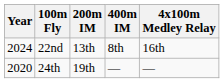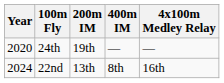rows swapped: (49, 68) <-> (50, 48)
